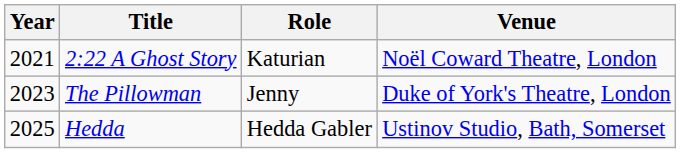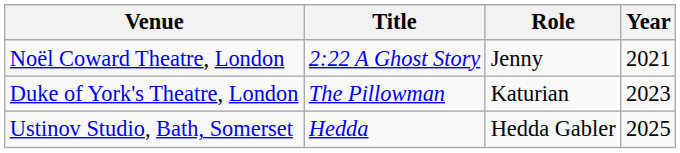columns swapped: (32, 22) <-> (526, 22)
(286, 57) Katurian -> (517, 57) Jenny
(273, 93) Jenny -> (530, 93) Katurian
